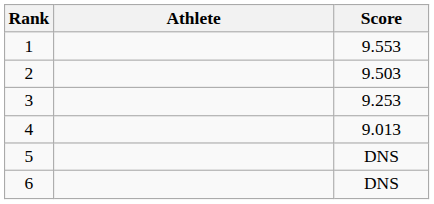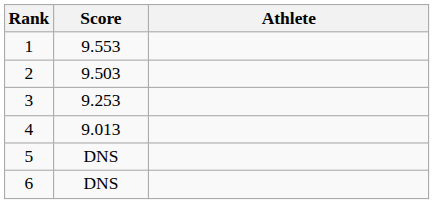columns swapped: (194, 18) <-> (381, 18)
